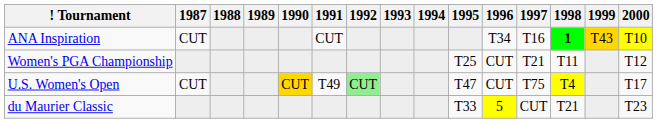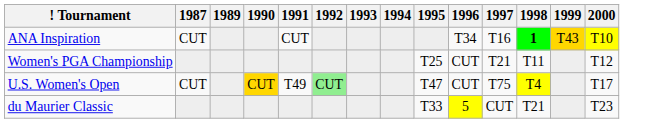- column: (227, 16)
